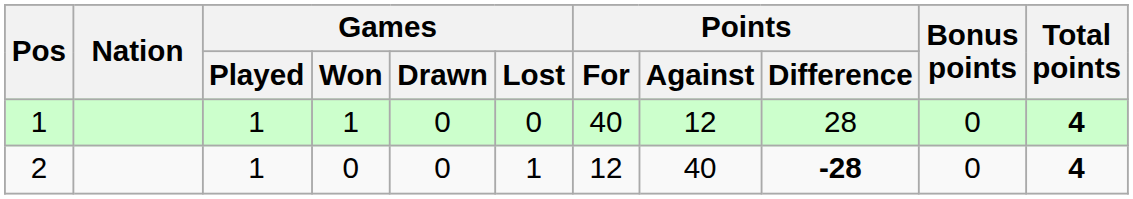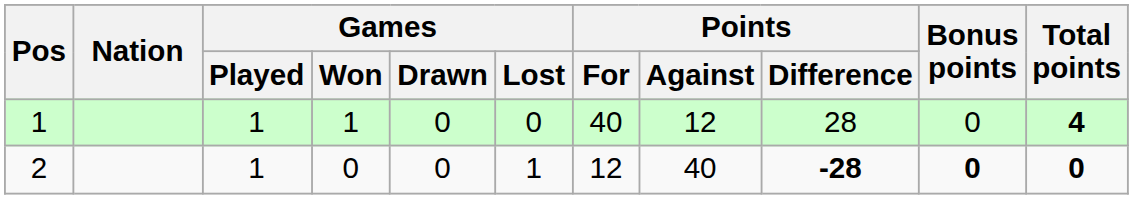(972, 168) normal -> (972, 168) bold
(1077, 168) 4 -> (1077, 168) 0
